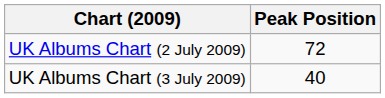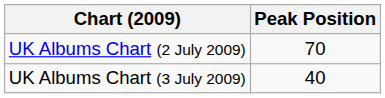(315, 48) 72 -> (315, 48) 70
